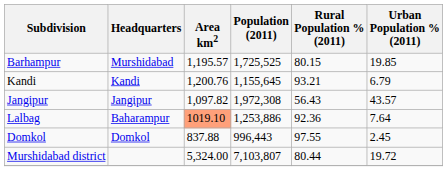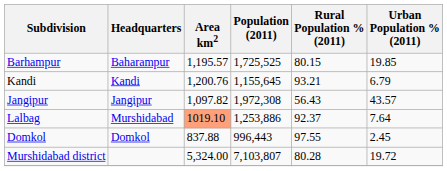(142, 62) Murshidabad -> (140, 62) Baharampur
(140, 118) Baharampur -> (142, 118) Murshidabad
(308, 118) 92.36 -> (308, 118) 92.37
(308, 156) 80.44 -> (308, 156) 80.28
